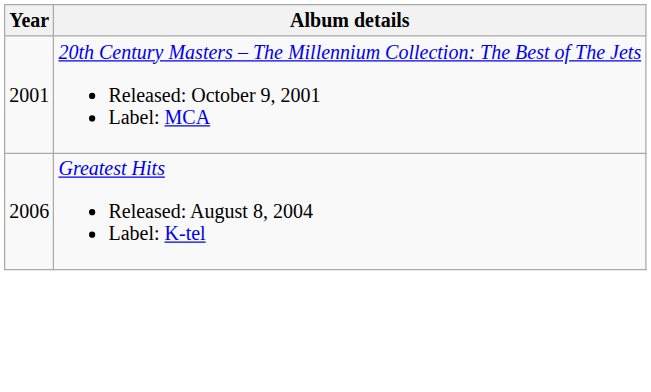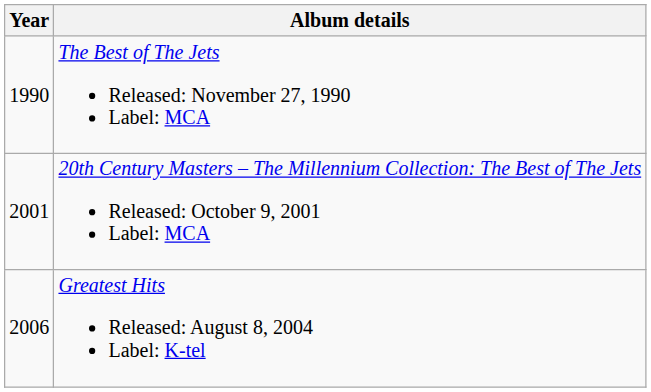+ row: (350, 85)
